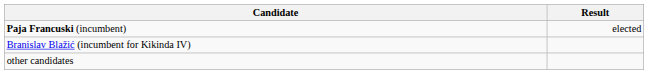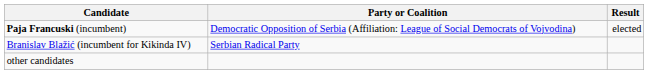+ column: (408, 12)
